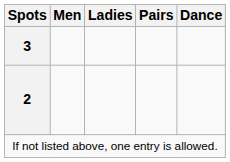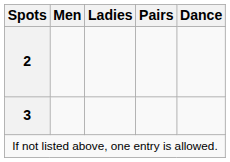rows swapped: (27, 45) <-> (27, 99)
